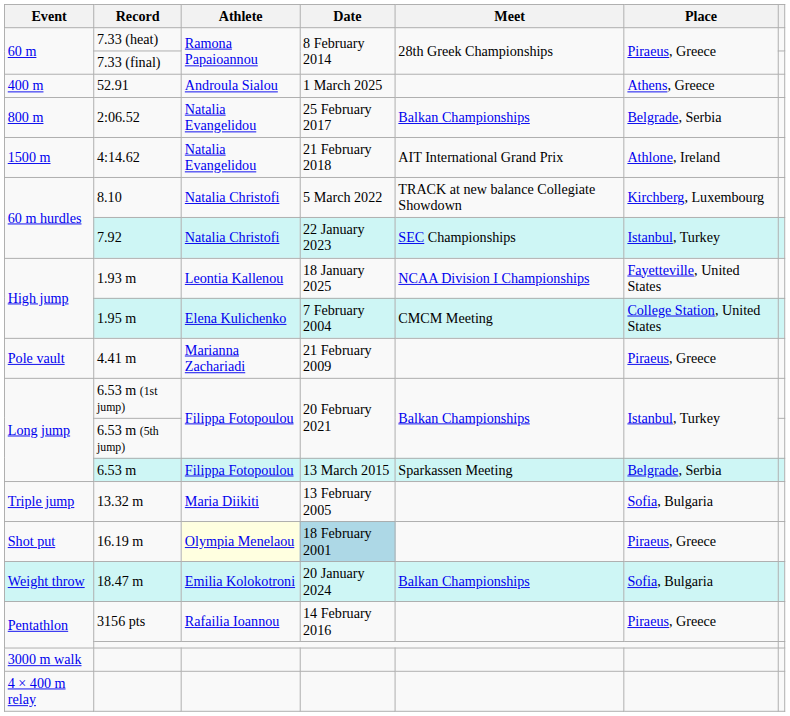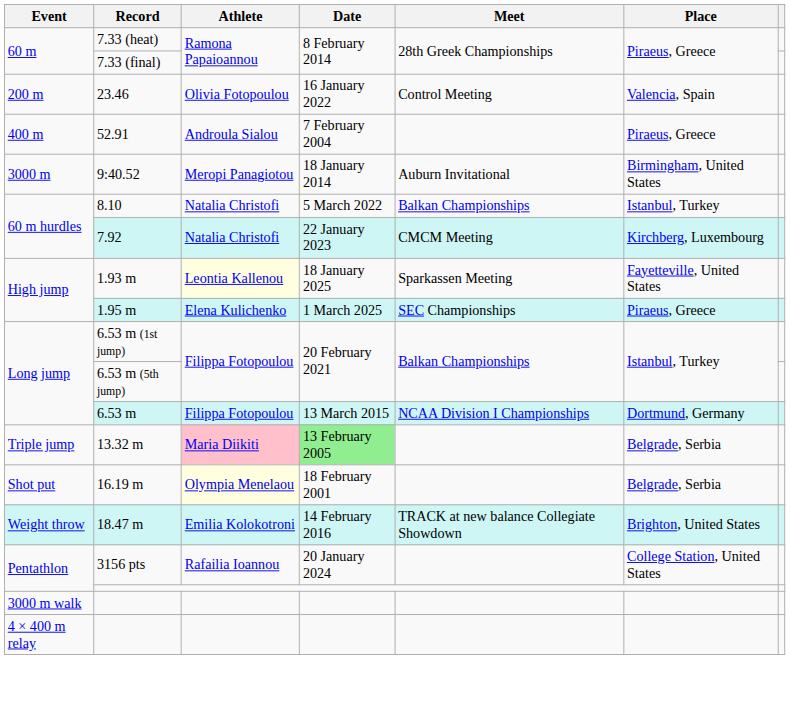+ row: (26, 94)
(343, 86) 1 March 2025 -> (334, 134) 7 February 2004
(671, 86) Athens, Greece -> (671, 134) Piraeus, Greece
- row: (26, 117)
- row: (29, 157)
+ row: (29, 174)
(497, 198) TRACK at new balance Collegiate Showdown -> (464, 206) Balkan Championships
(696, 198) Kirchberg, Luxembourg -> (673, 206) Istanbul, Turkey
(457, 238) SEC Championships -> (445, 238) CMCM Meeting
(674, 238) Istanbul, Turkey -> (695, 238) Kirchberg, Luxembourg
(234, 278) no background -> (234, 278) lightyellow background
(494, 278) NCAA Division I Championships -> (455, 278) Sparkassen Meeting
(334, 318) 7 February 2004 -> (342, 309) 1 March 2025
(446, 318) CMCM Meeting -> (457, 309) SEC Championships
(694, 318) College Station, United States -> (671, 309) Piraeus, Greece
- row: (36, 358)
(455, 470) Sparkassen Meeting -> (494, 413) NCAA Division I Championships
(674, 470) Belgrade, Serbia -> (686, 413) Dortmund, Germany
(222, 501) no background -> (222, 444) pink background
(337, 501) no background -> (337, 444) lightgreen background
(670, 501) Sofia, Bulgaria -> (674, 444) Belgrade, Serbia
(337, 541) lightblue background -> (337, 484) no background
(672, 541) Piraeus, Greece -> (674, 484) Belgrade, Serbia
(334, 581) 20 January 2024 -> (337, 524) 14 February 2016
(464, 581) Balkan Championships -> (497, 524) TRACK at new balance Collegiate Showdown
(670, 581) Sofia, Bulgaria -> (693, 524) Brighton, United States
(337, 621) 14 February 2016 -> (334, 565) 20 January 2024
(672, 621) Piraeus, Greece -> (693, 565) College Station, United States
